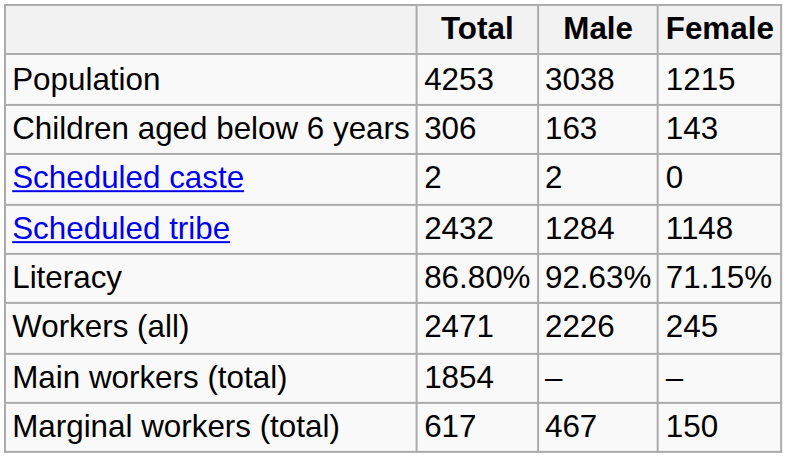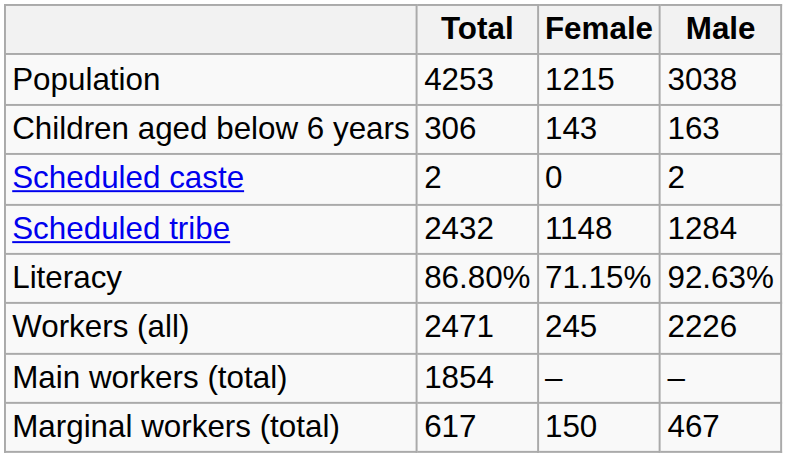columns swapped: (598, 29) <-> (720, 29)
